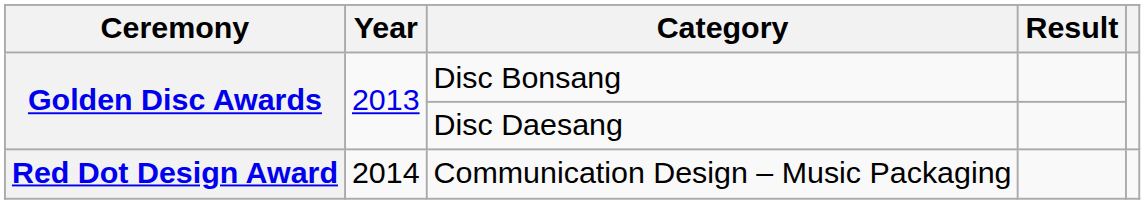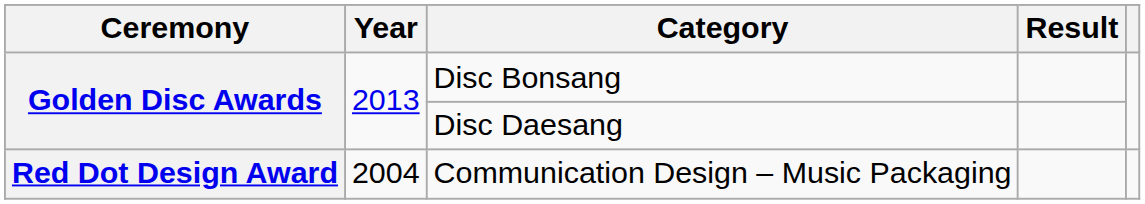(386, 173) 2014 -> (386, 173) 2004
